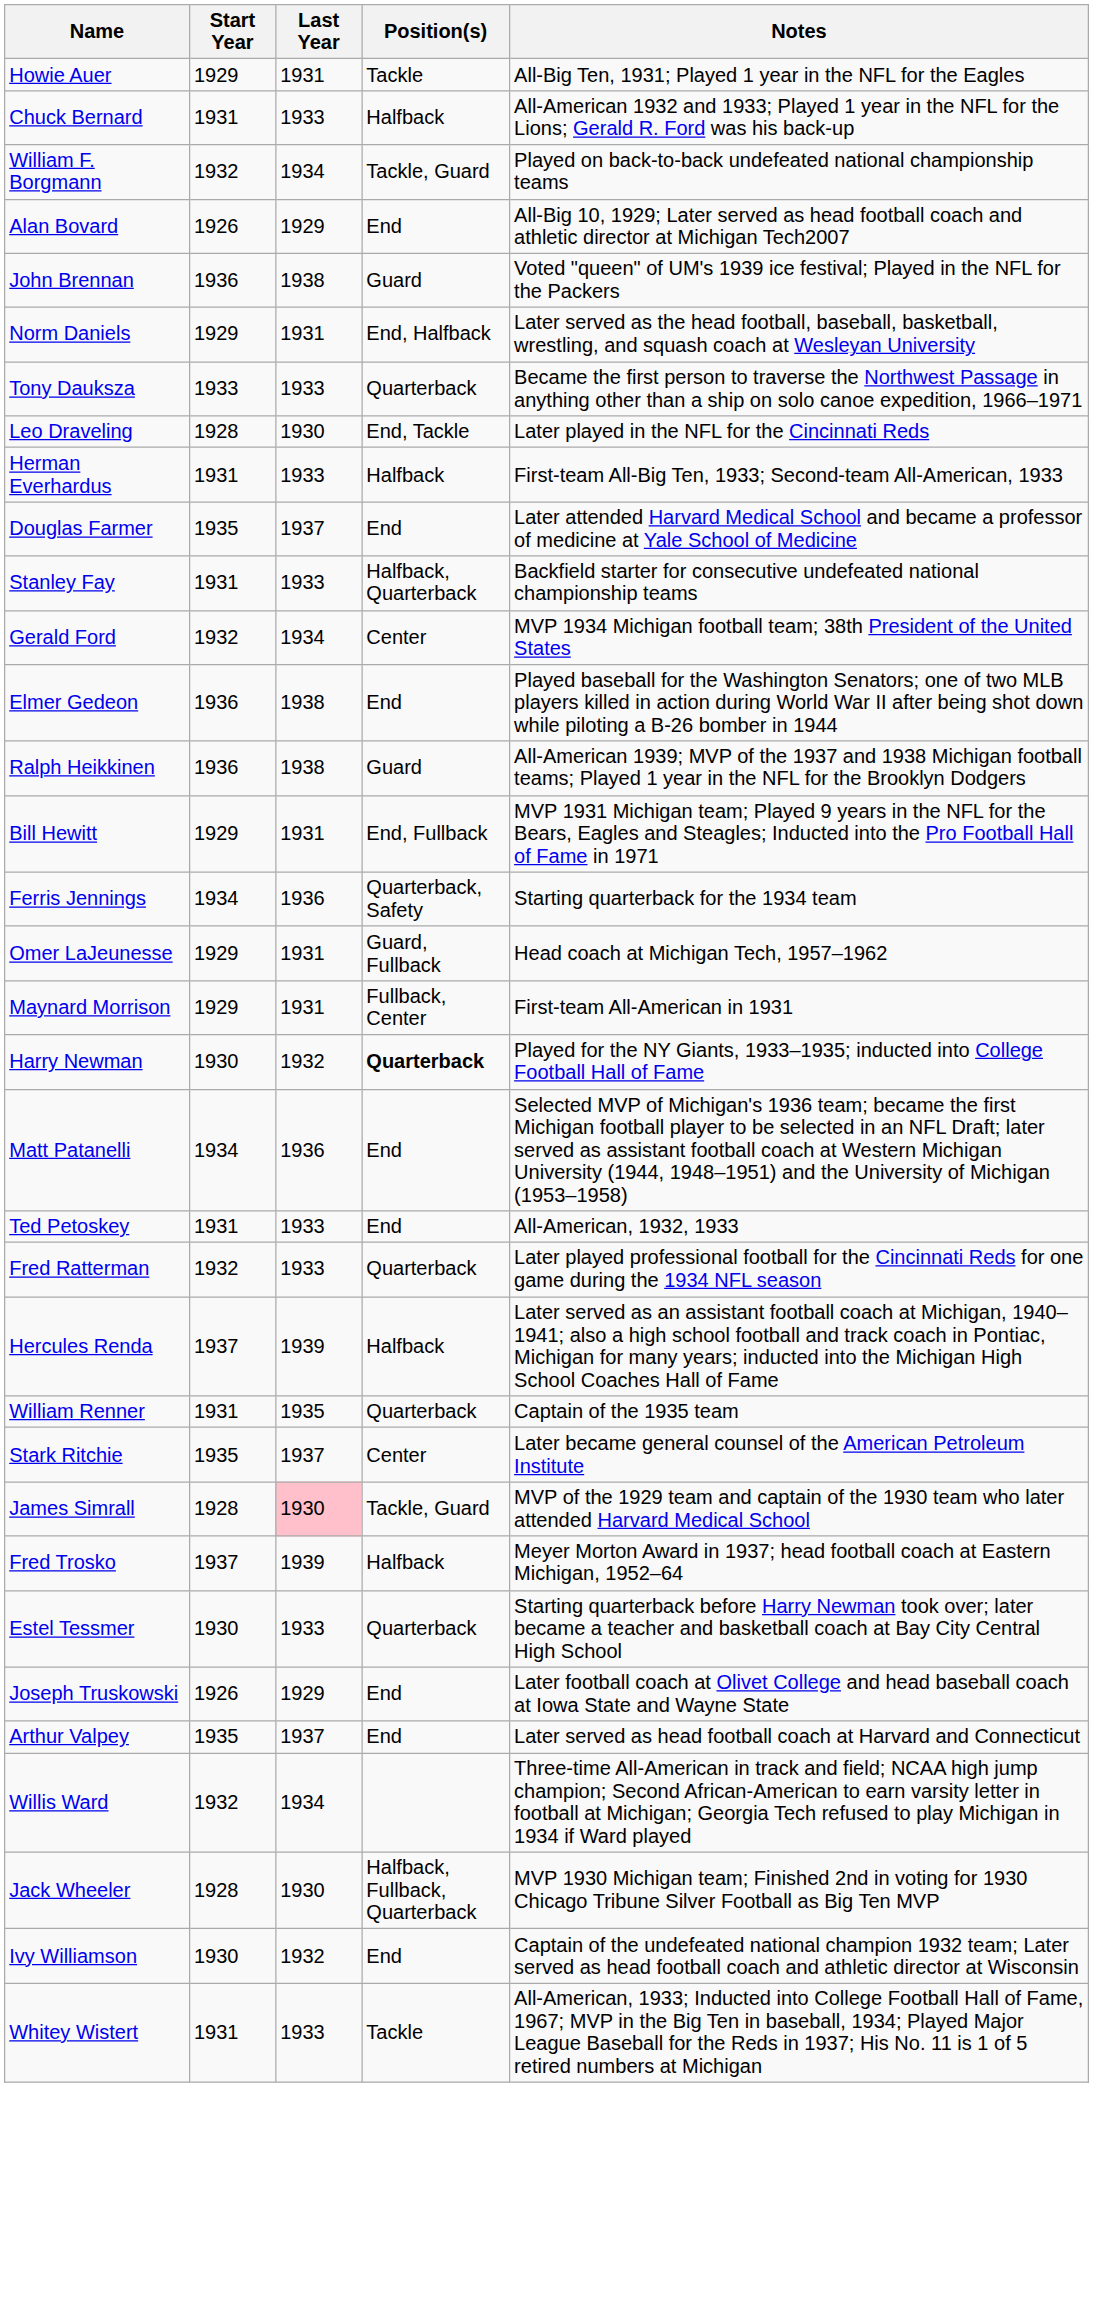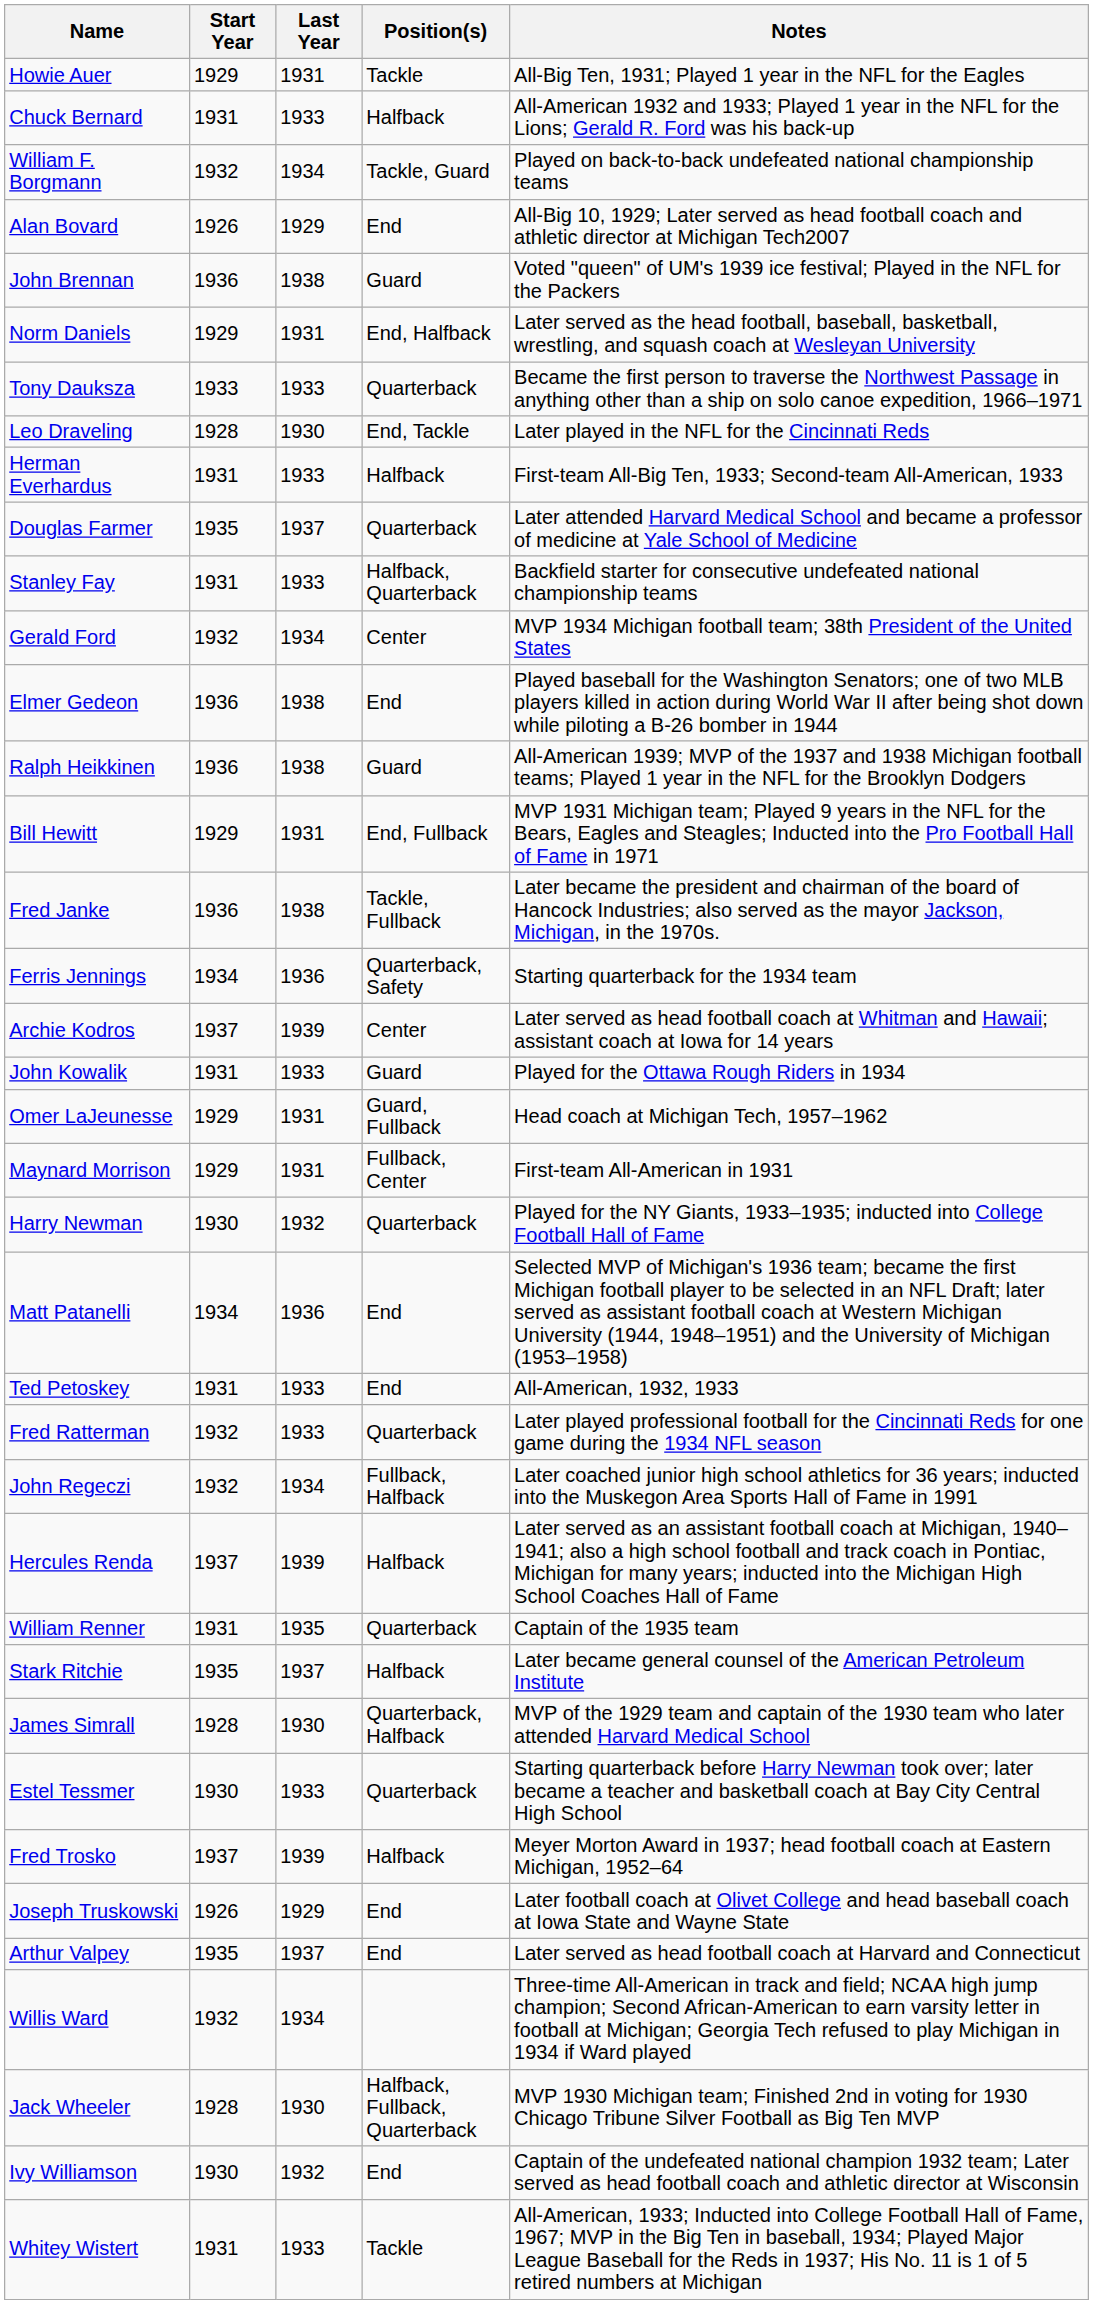(384, 528) End -> (421, 528) Quarterback
+ row: (59, 910)
+ row: (72, 1030)
+ row: (68, 1073)
(425, 1061) bold -> (421, 1224) normal
+ row: (70, 1486)
(396, 1454) Center -> (405, 1671) Halfback
(302, 1508) pink background -> (302, 1725) no background
(428, 1508) Tackle, Guard -> (424, 1725) Quarterback, Halfback
rows swapped: (72, 1628) <-> (63, 1563)
